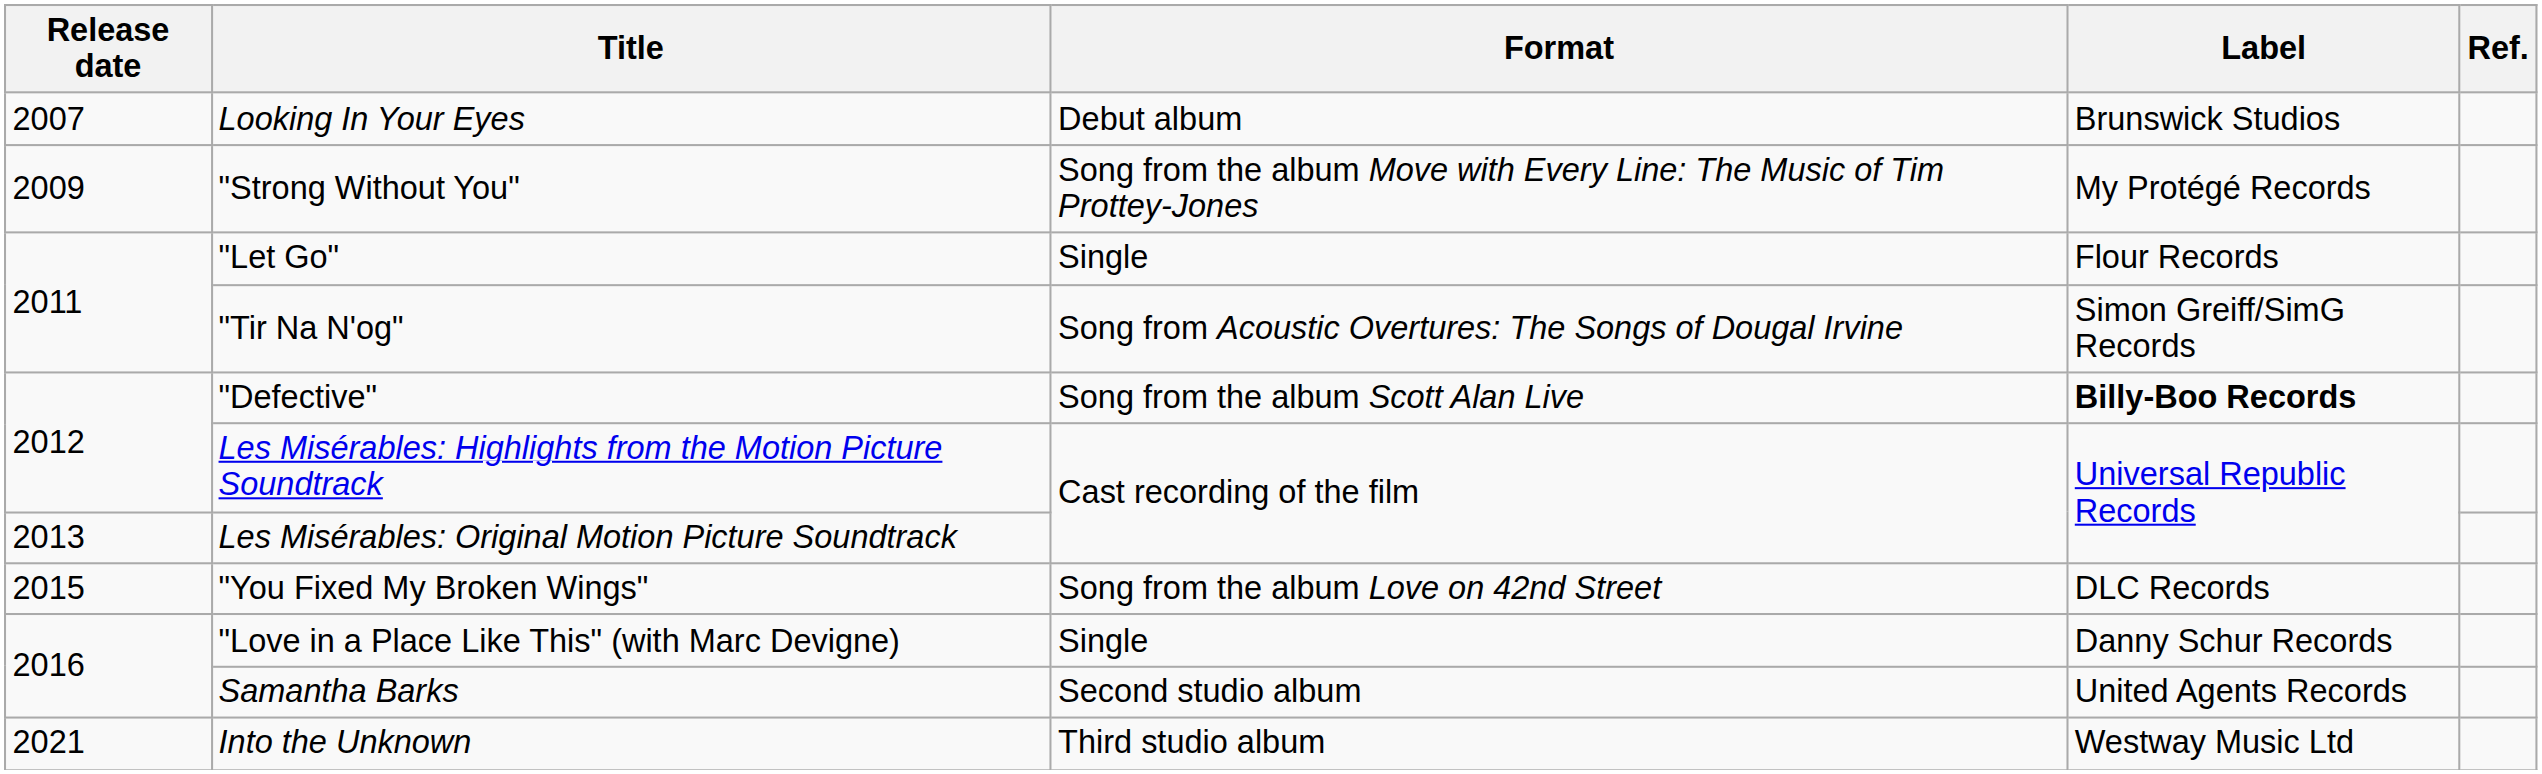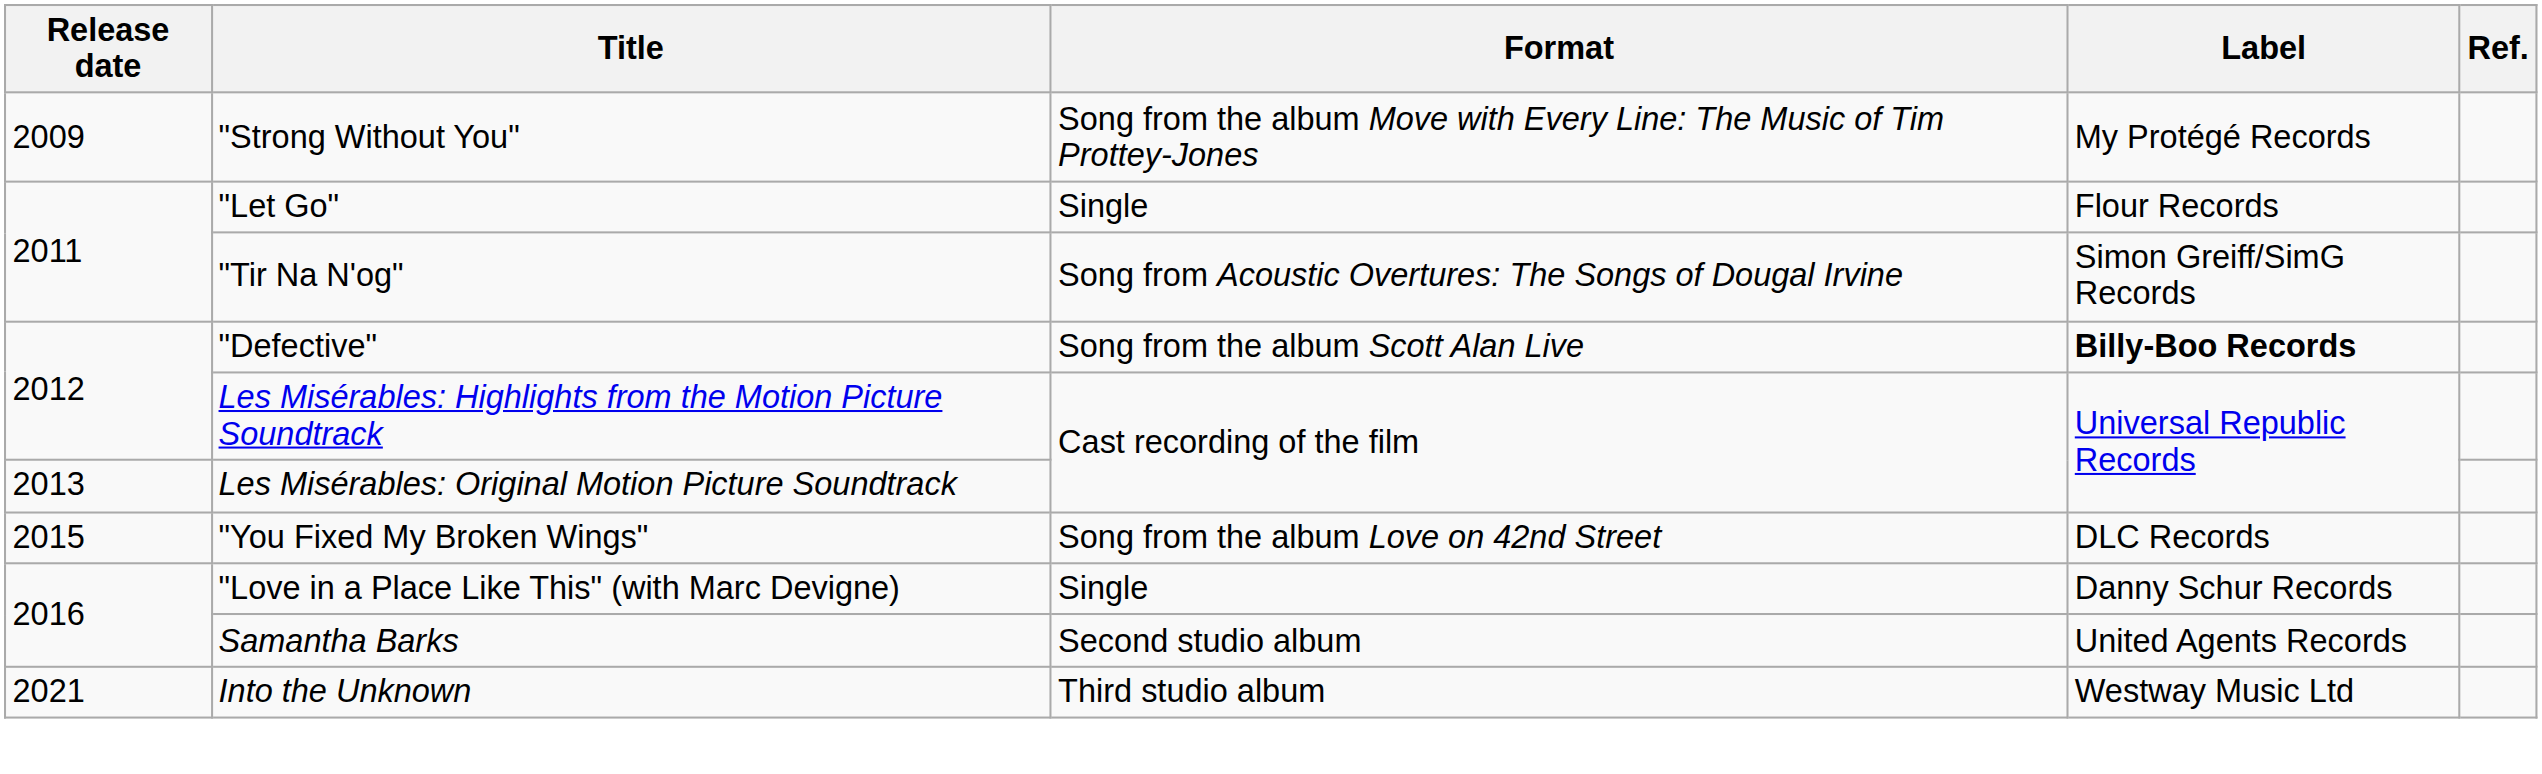- row: (372, 118)
